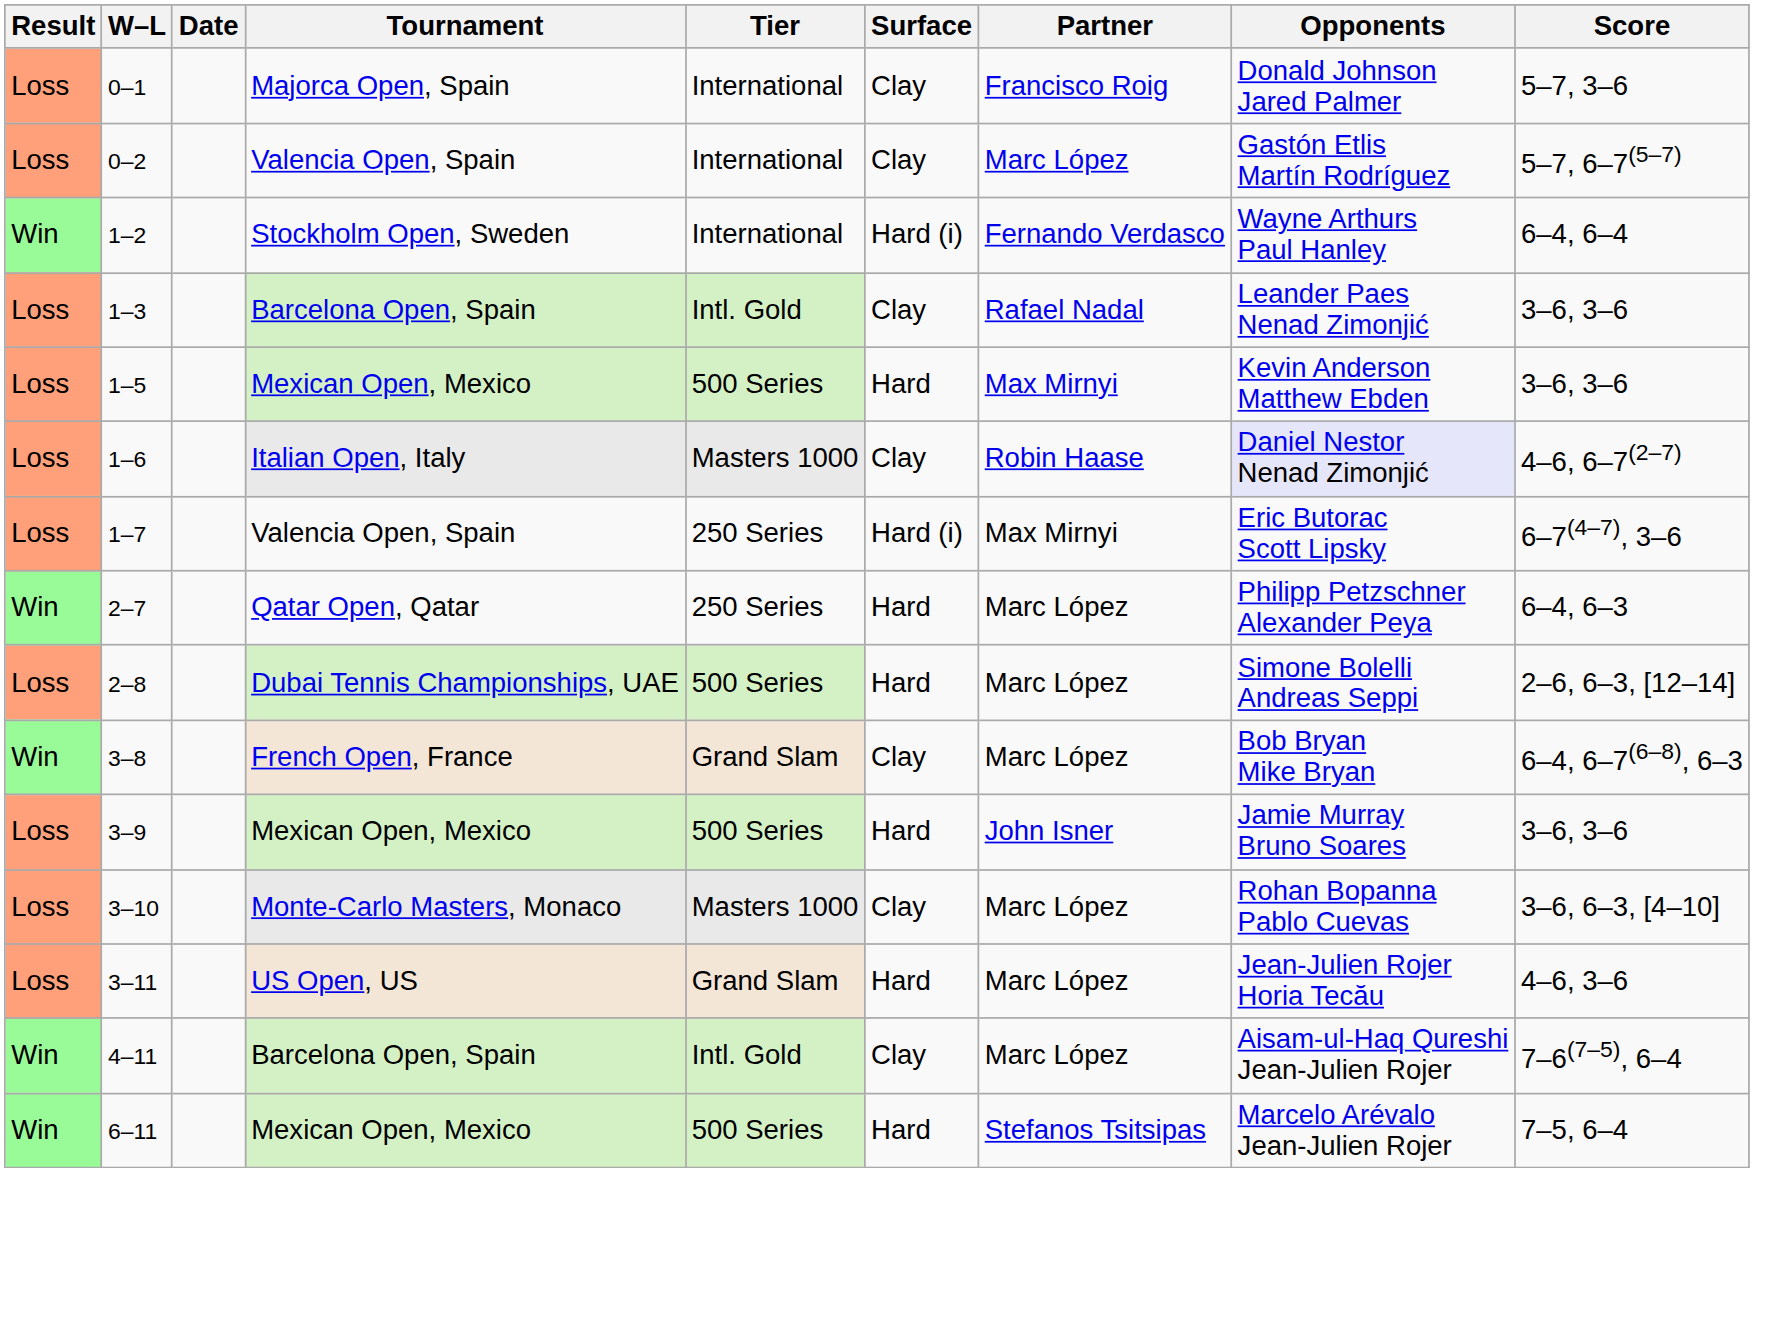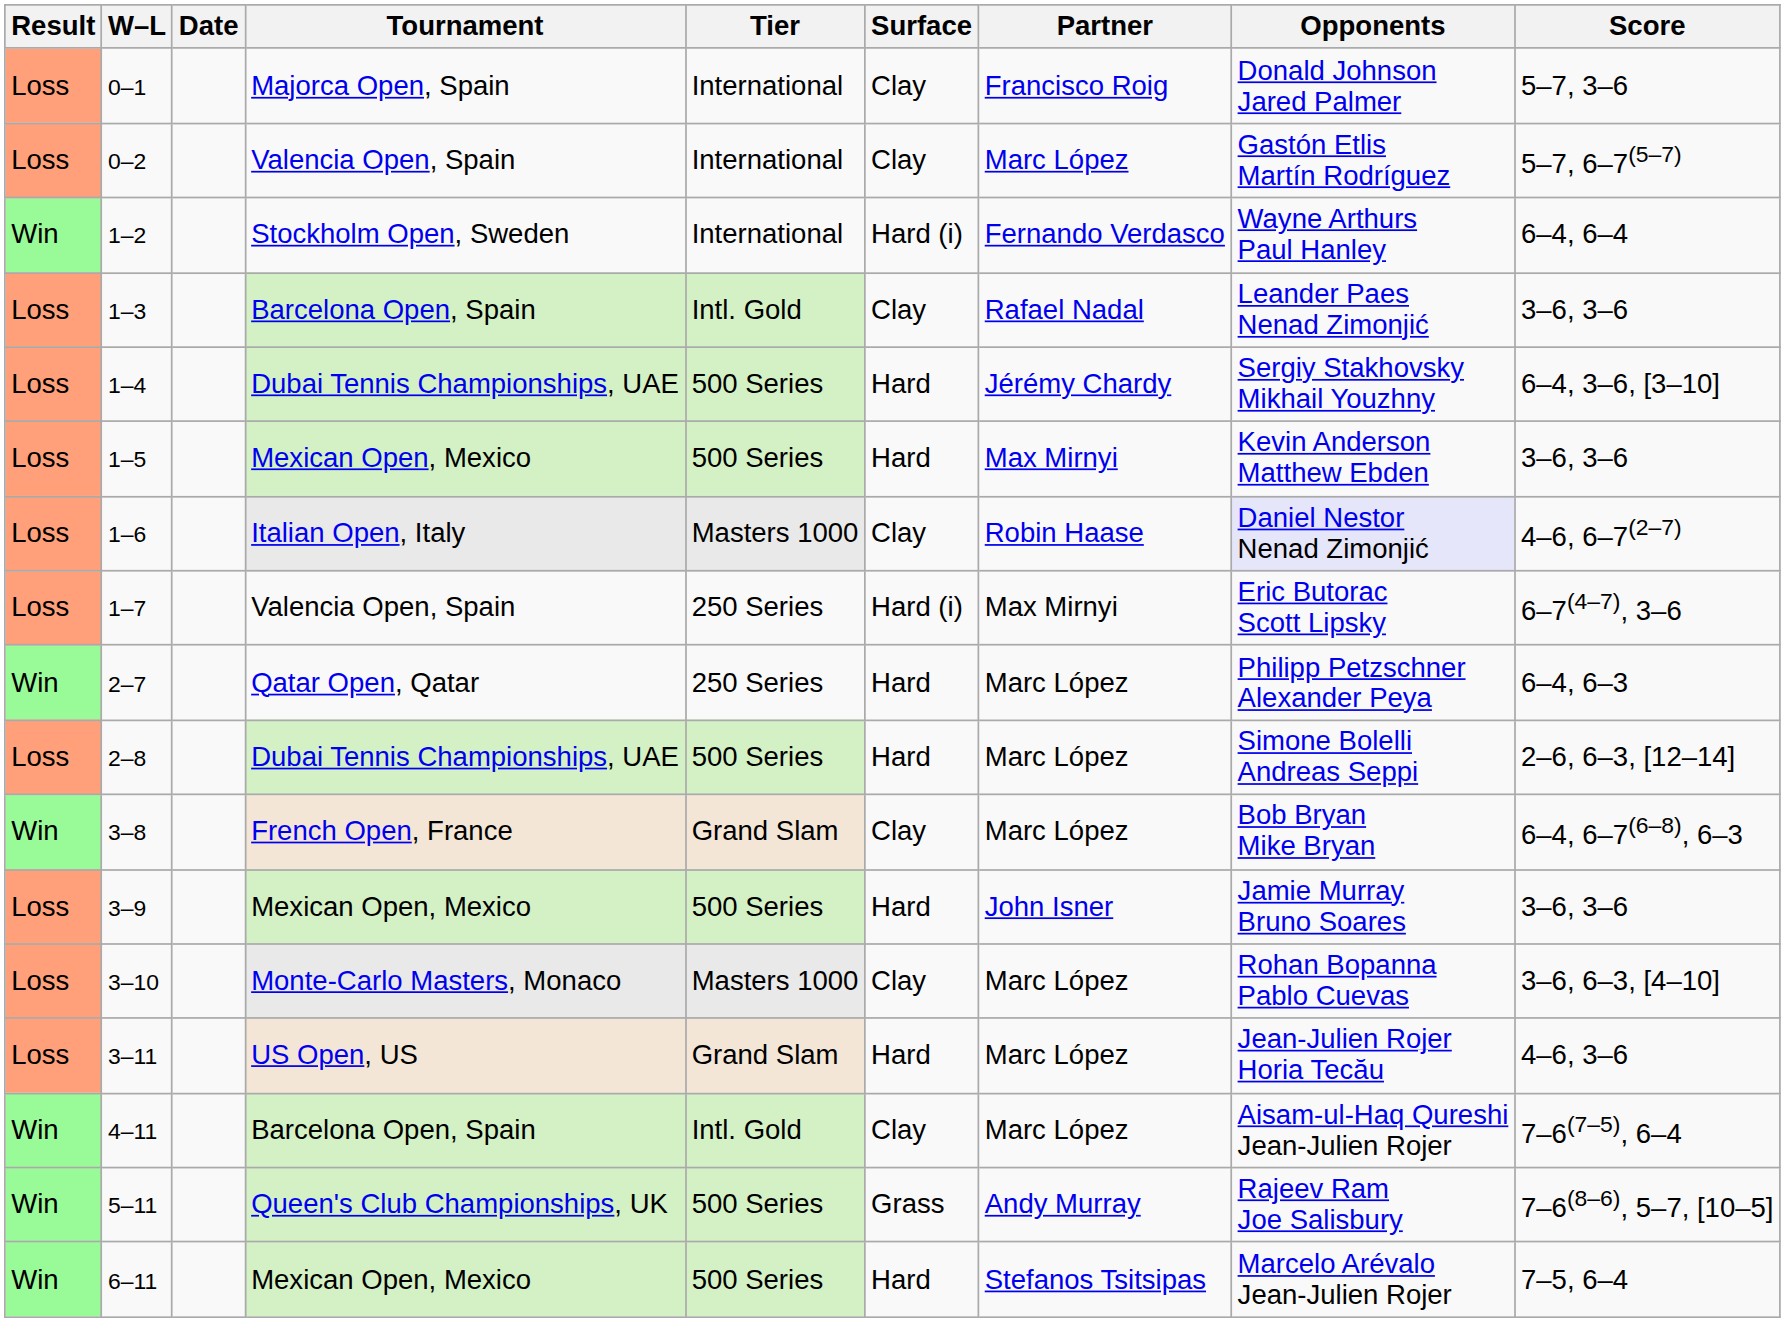+ row: (127, 385)
+ row: (133, 1206)
